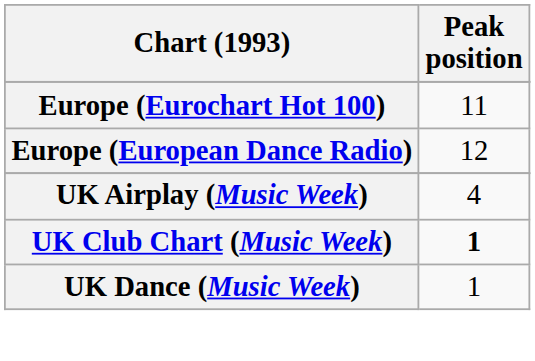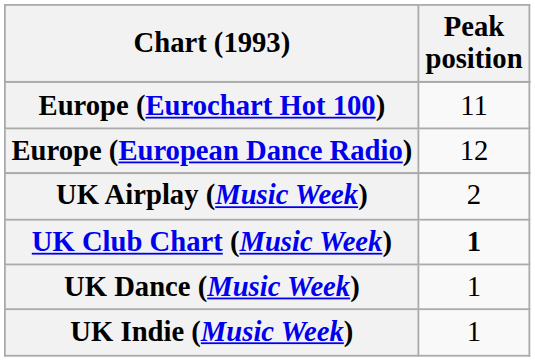(474, 195) 4 -> (474, 195) 2
+ row: (212, 331)
